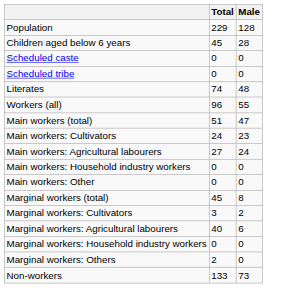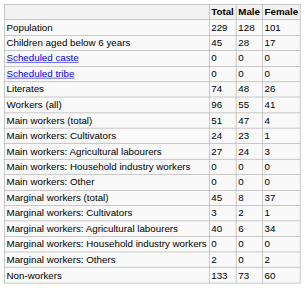+ column: (281, 12)
